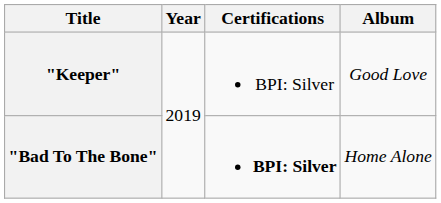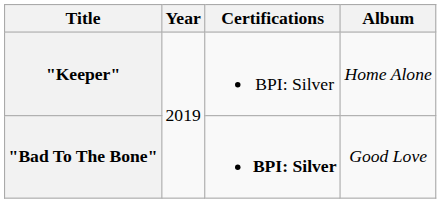(388, 73) Good Love -> (388, 73) Home Alone
(388, 156) Home Alone -> (388, 156) Good Love
